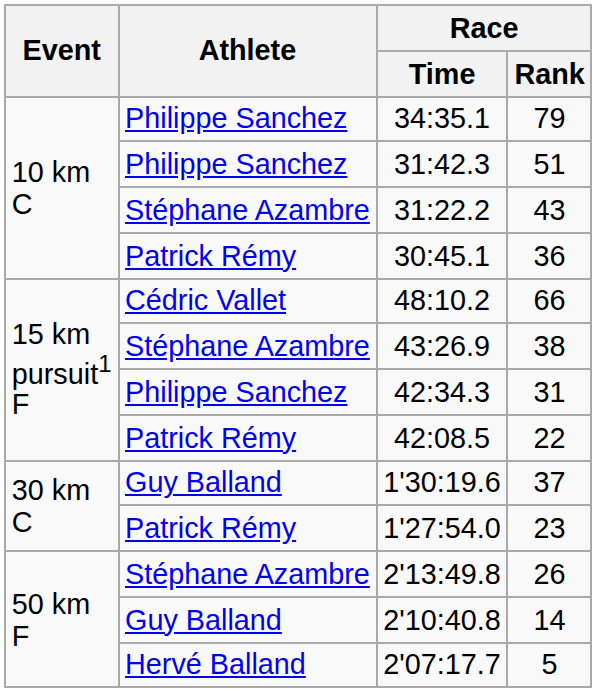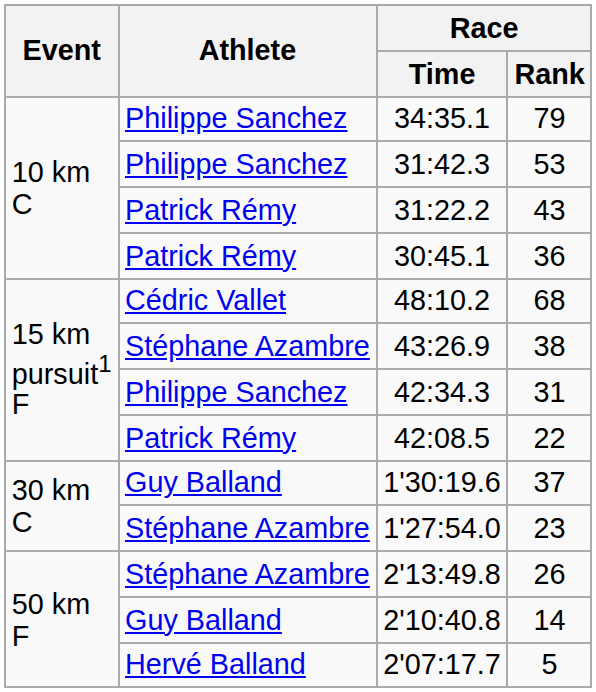(550, 165) 51 -> (550, 165) 53
(247, 210) Stéphane Azambre -> (211, 210) Patrick Rémy
(550, 301) 66 -> (550, 301) 68
(211, 529) Patrick Rémy -> (247, 529) Stéphane Azambre
